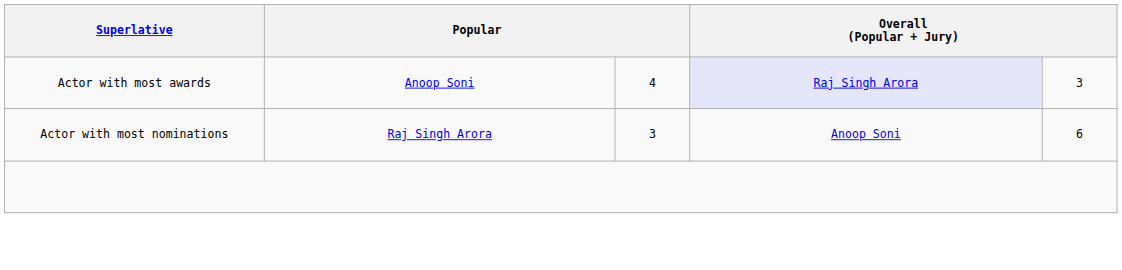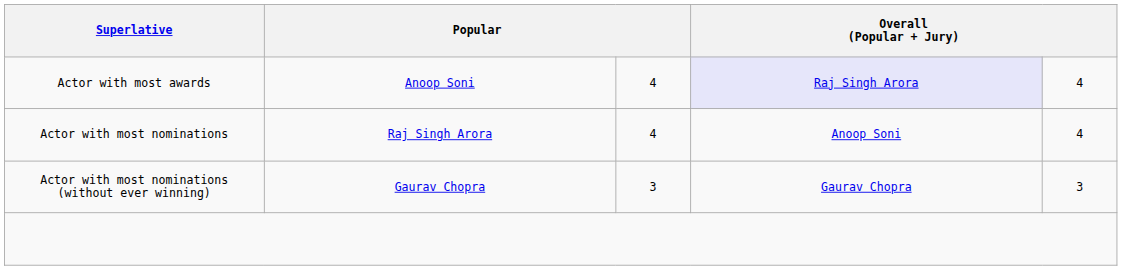(1079, 83) 3 -> (1080, 83) 4
(652, 135) 3 -> (653, 135) 4
(1079, 135) 6 -> (1080, 135) 4
+ row: (134, 187)
